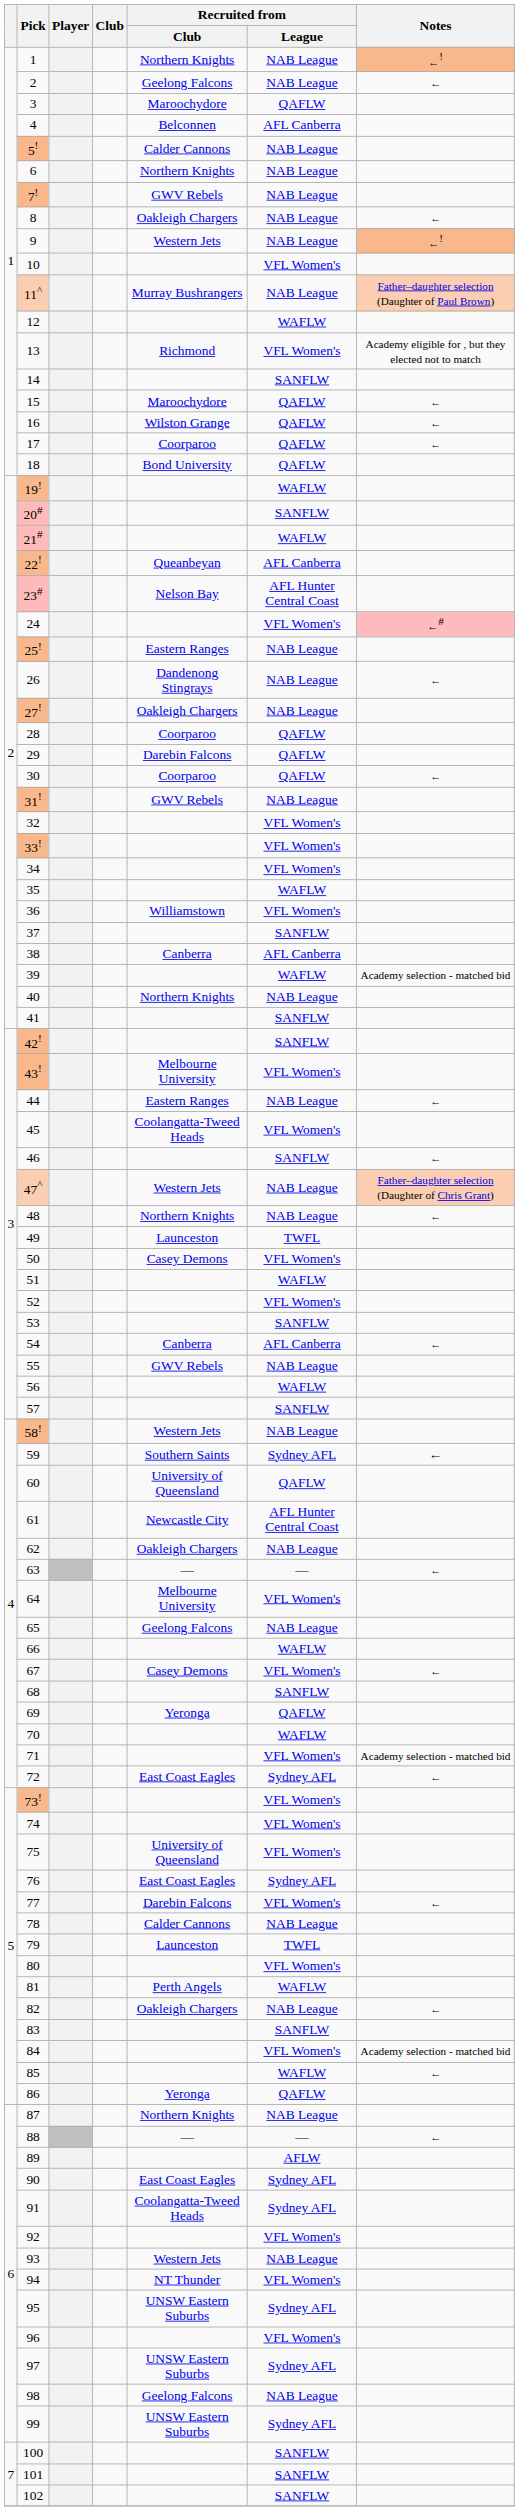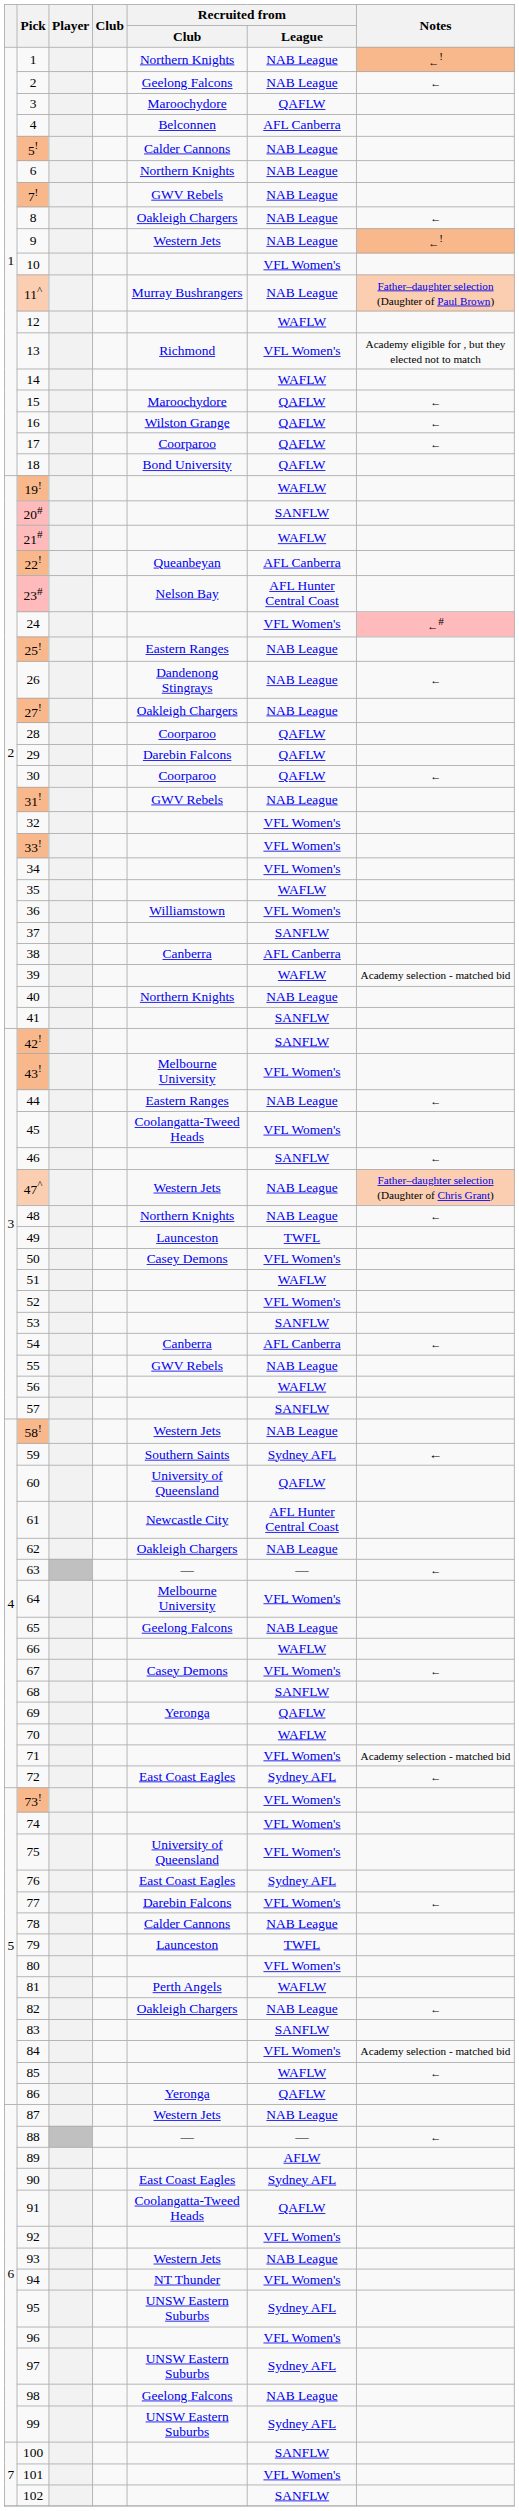(302, 379) SANFLW -> (302, 379) WAFLW
(187, 2115) Northern Knights -> (187, 2115) Western Jets
(302, 2208) Sydney AFL -> (302, 2208) QAFLW
(302, 2474) SANFLW -> (302, 2474) VFL Women's
